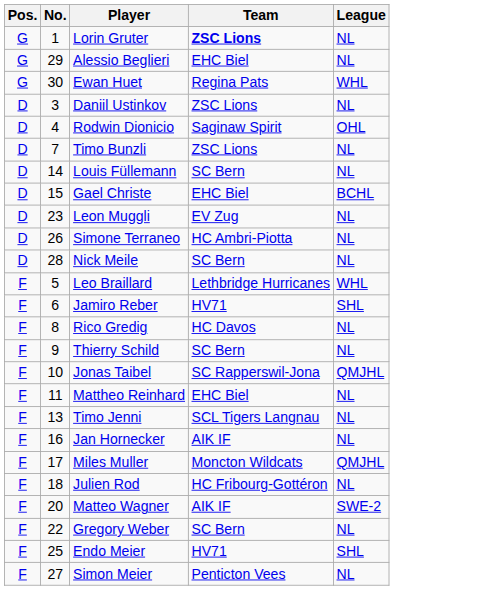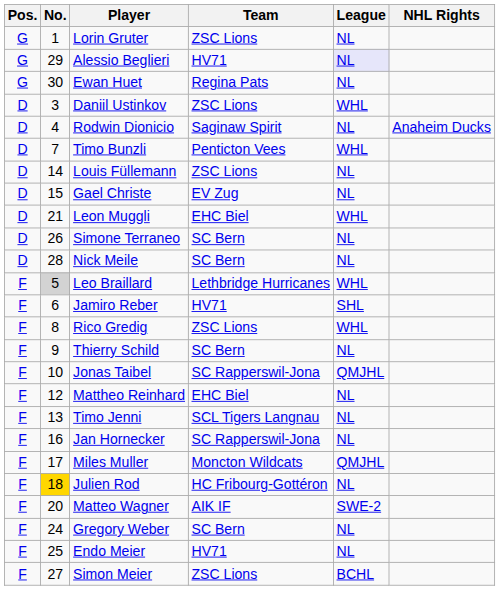+ column: (442, 15)
(226, 37) bold -> (224, 37) normal
(220, 60) EHC Biel -> (209, 60) HV71
(346, 60) no background -> (346, 60) lavender background
(352, 82) WHL -> (346, 82) NL
(346, 104) NL -> (352, 104) WHL
(351, 127) OHL -> (346, 127) NL
(224, 149) ZSC Lions -> (238, 149) Penticton Vees
(346, 149) NL -> (352, 149) WHL
(218, 171) SC Bern -> (224, 171) ZSC Lions
(220, 194) EHC Biel -> (215, 194) EV Zug
(355, 194) BCHL -> (346, 194) NL
(55, 216) 23 -> (55, 216) 21
(215, 216) EV Zug -> (220, 216) EHC Biel
(346, 216) NL -> (352, 216) WHL
(242, 238) HC Ambri-Piotta -> (218, 238) SC Bern
(55, 283) no background -> (55, 283) lightgrey background
(224, 328) HC Davos -> (224, 328) ZSC Lions
(346, 328) NL -> (352, 328) WHL
(55, 395) 11 -> (55, 395) 12
(211, 439) AIK IF -> (256, 439) SC Rapperswil-Jona
(55, 484) no background -> (55, 484) gold background
(55, 529) 22 -> (55, 529) 24
(350, 551) SHL -> (346, 551) NL
(238, 573) Penticton Vees -> (224, 573) ZSC Lions
(346, 573) NL -> (355, 573) BCHL
